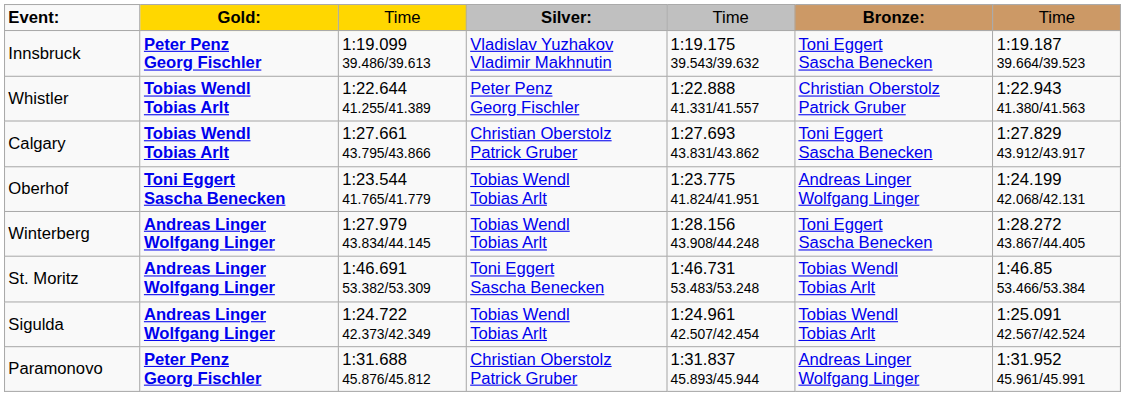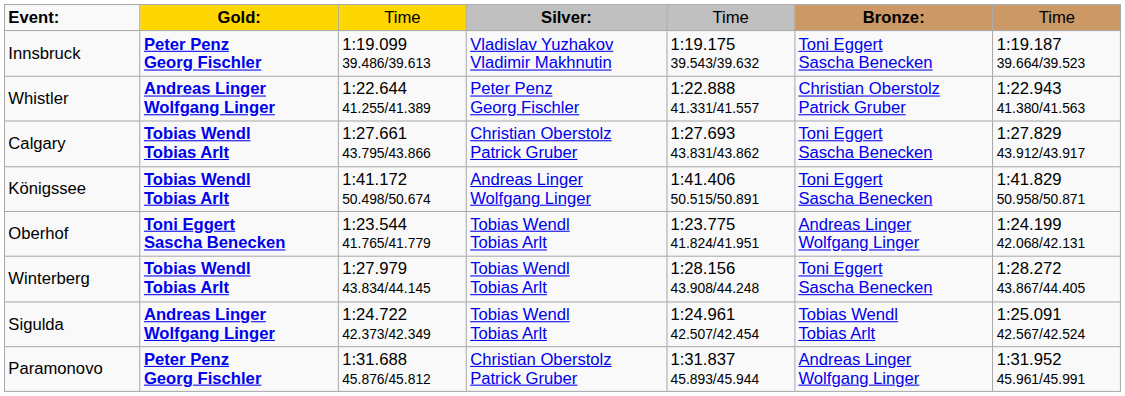(197, 98) Tobias Wendl Tobias Arlt -> (209, 98) Andreas Linger Wolfgang Linger
+ row: (47, 188)
(209, 233) Andreas Linger Wolfgang Linger -> (197, 278) Tobias Wendl Tobias Arlt
- row: (43, 278)
